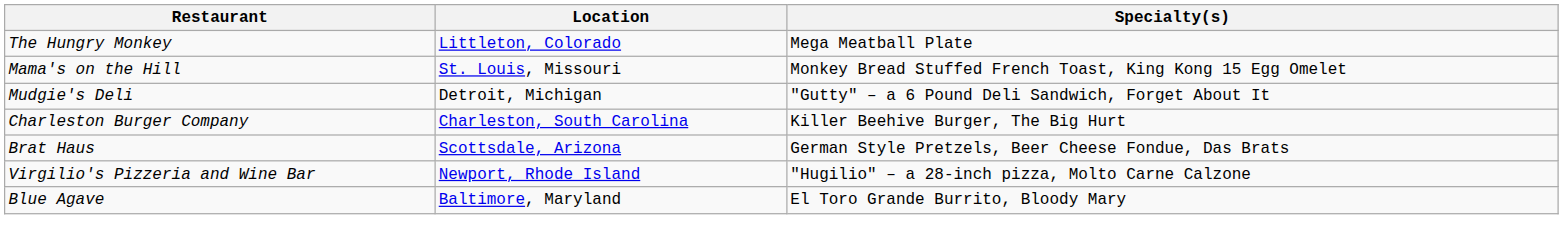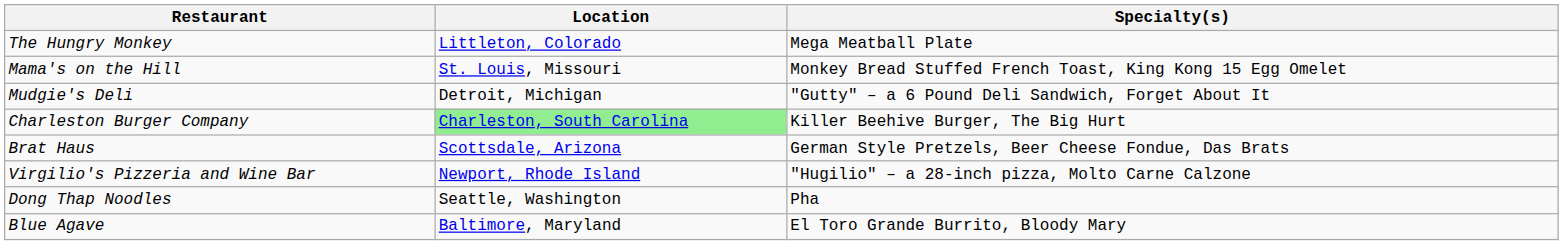(563, 122) no background -> (563, 122) lightgreen background
+ row: (90, 200)
